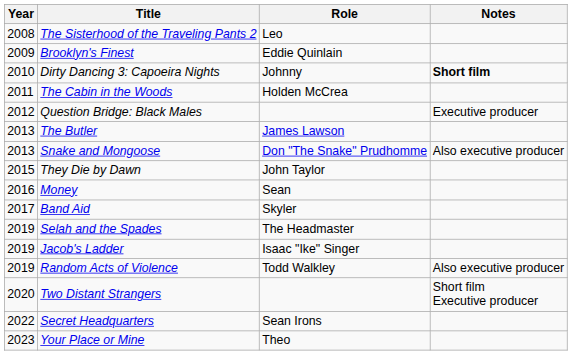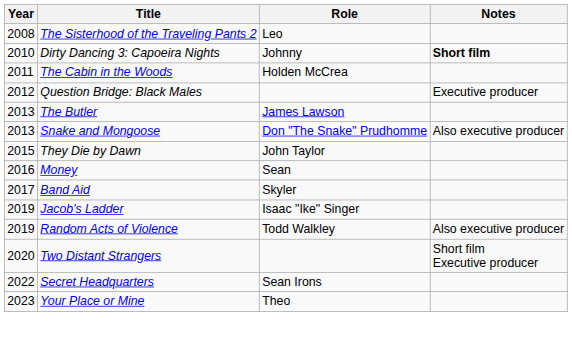- row: (87, 53)
- row: (101, 229)
